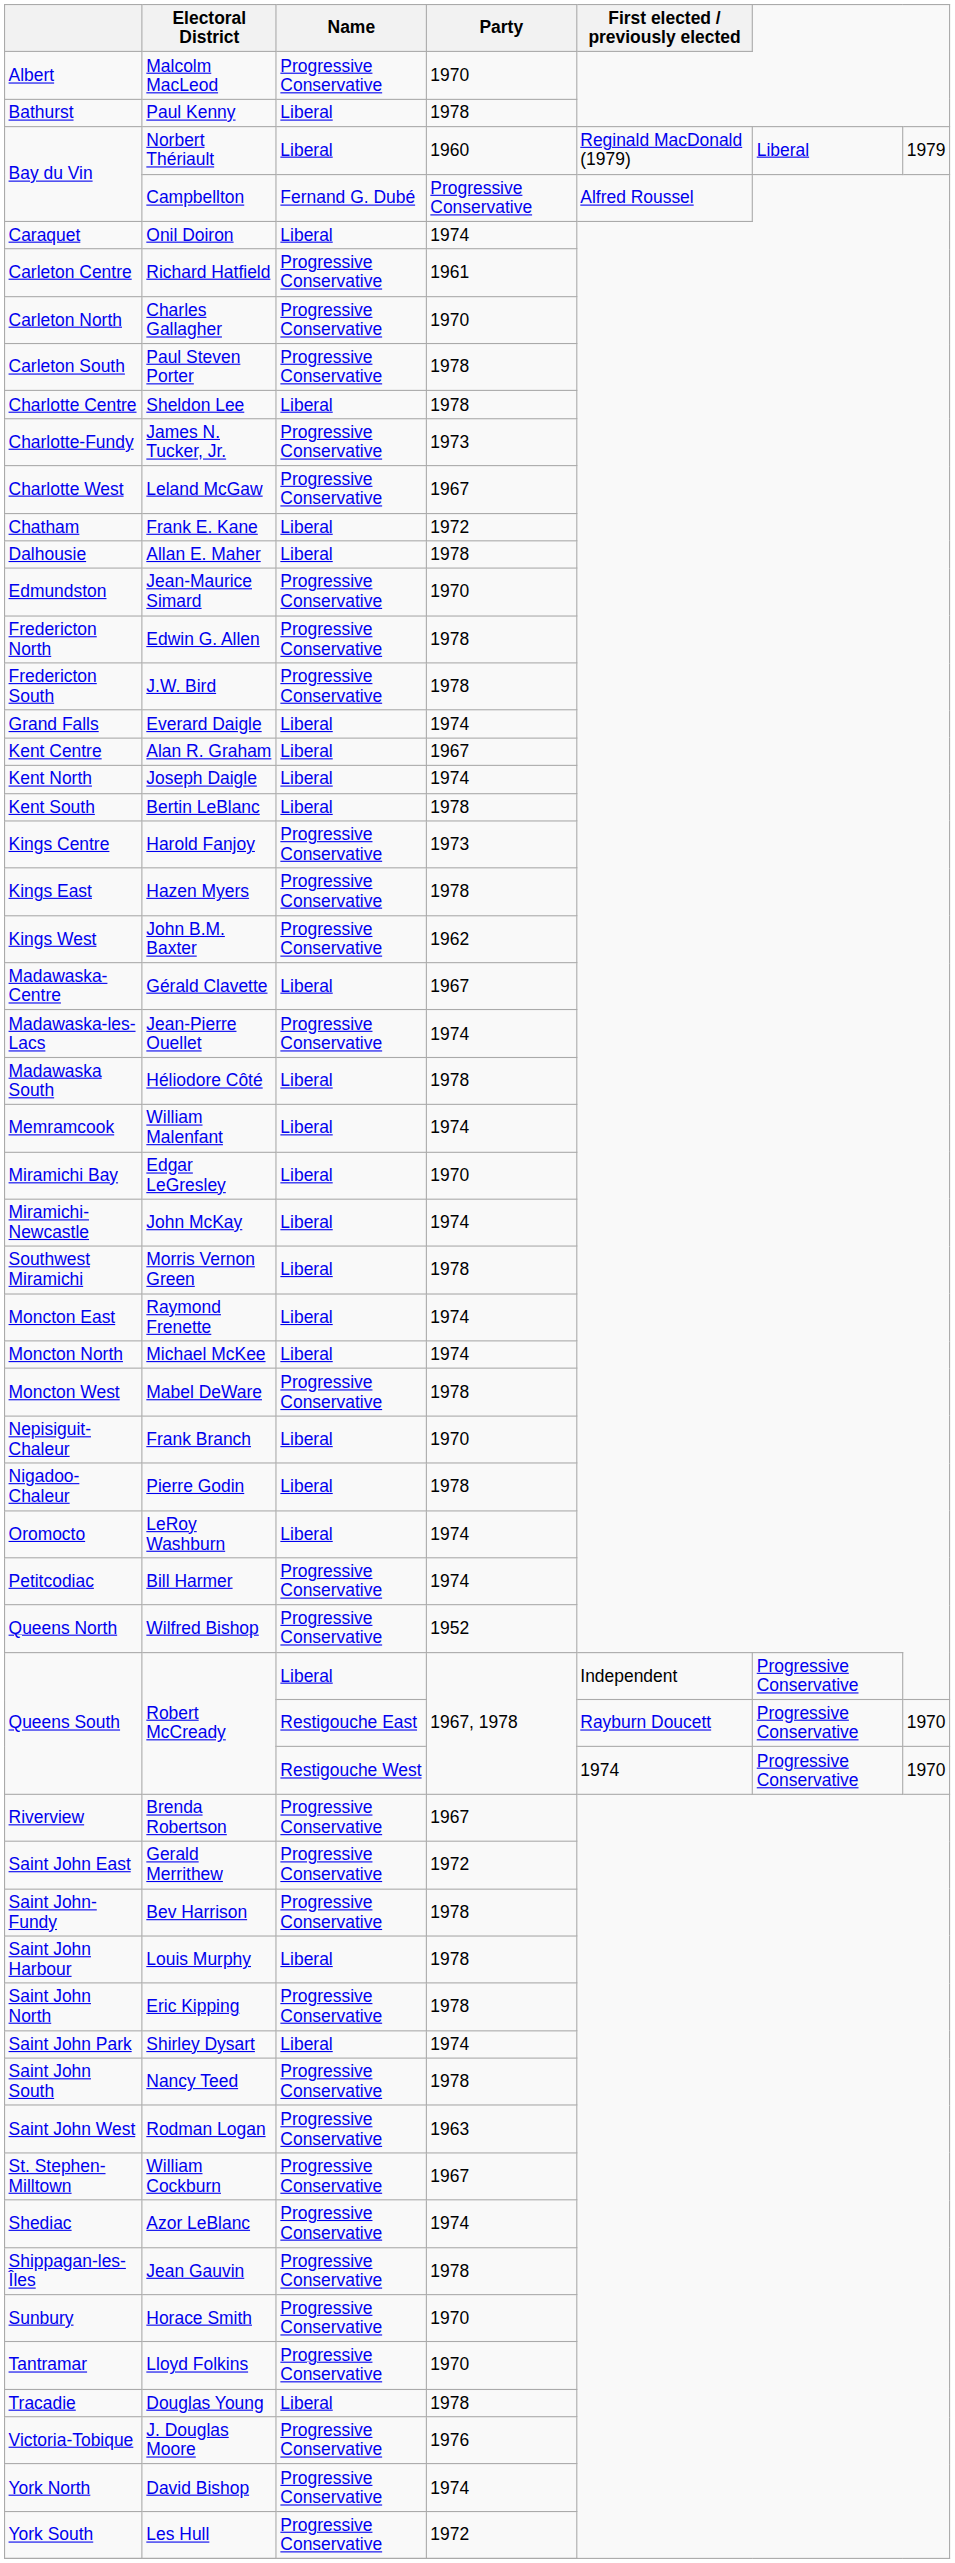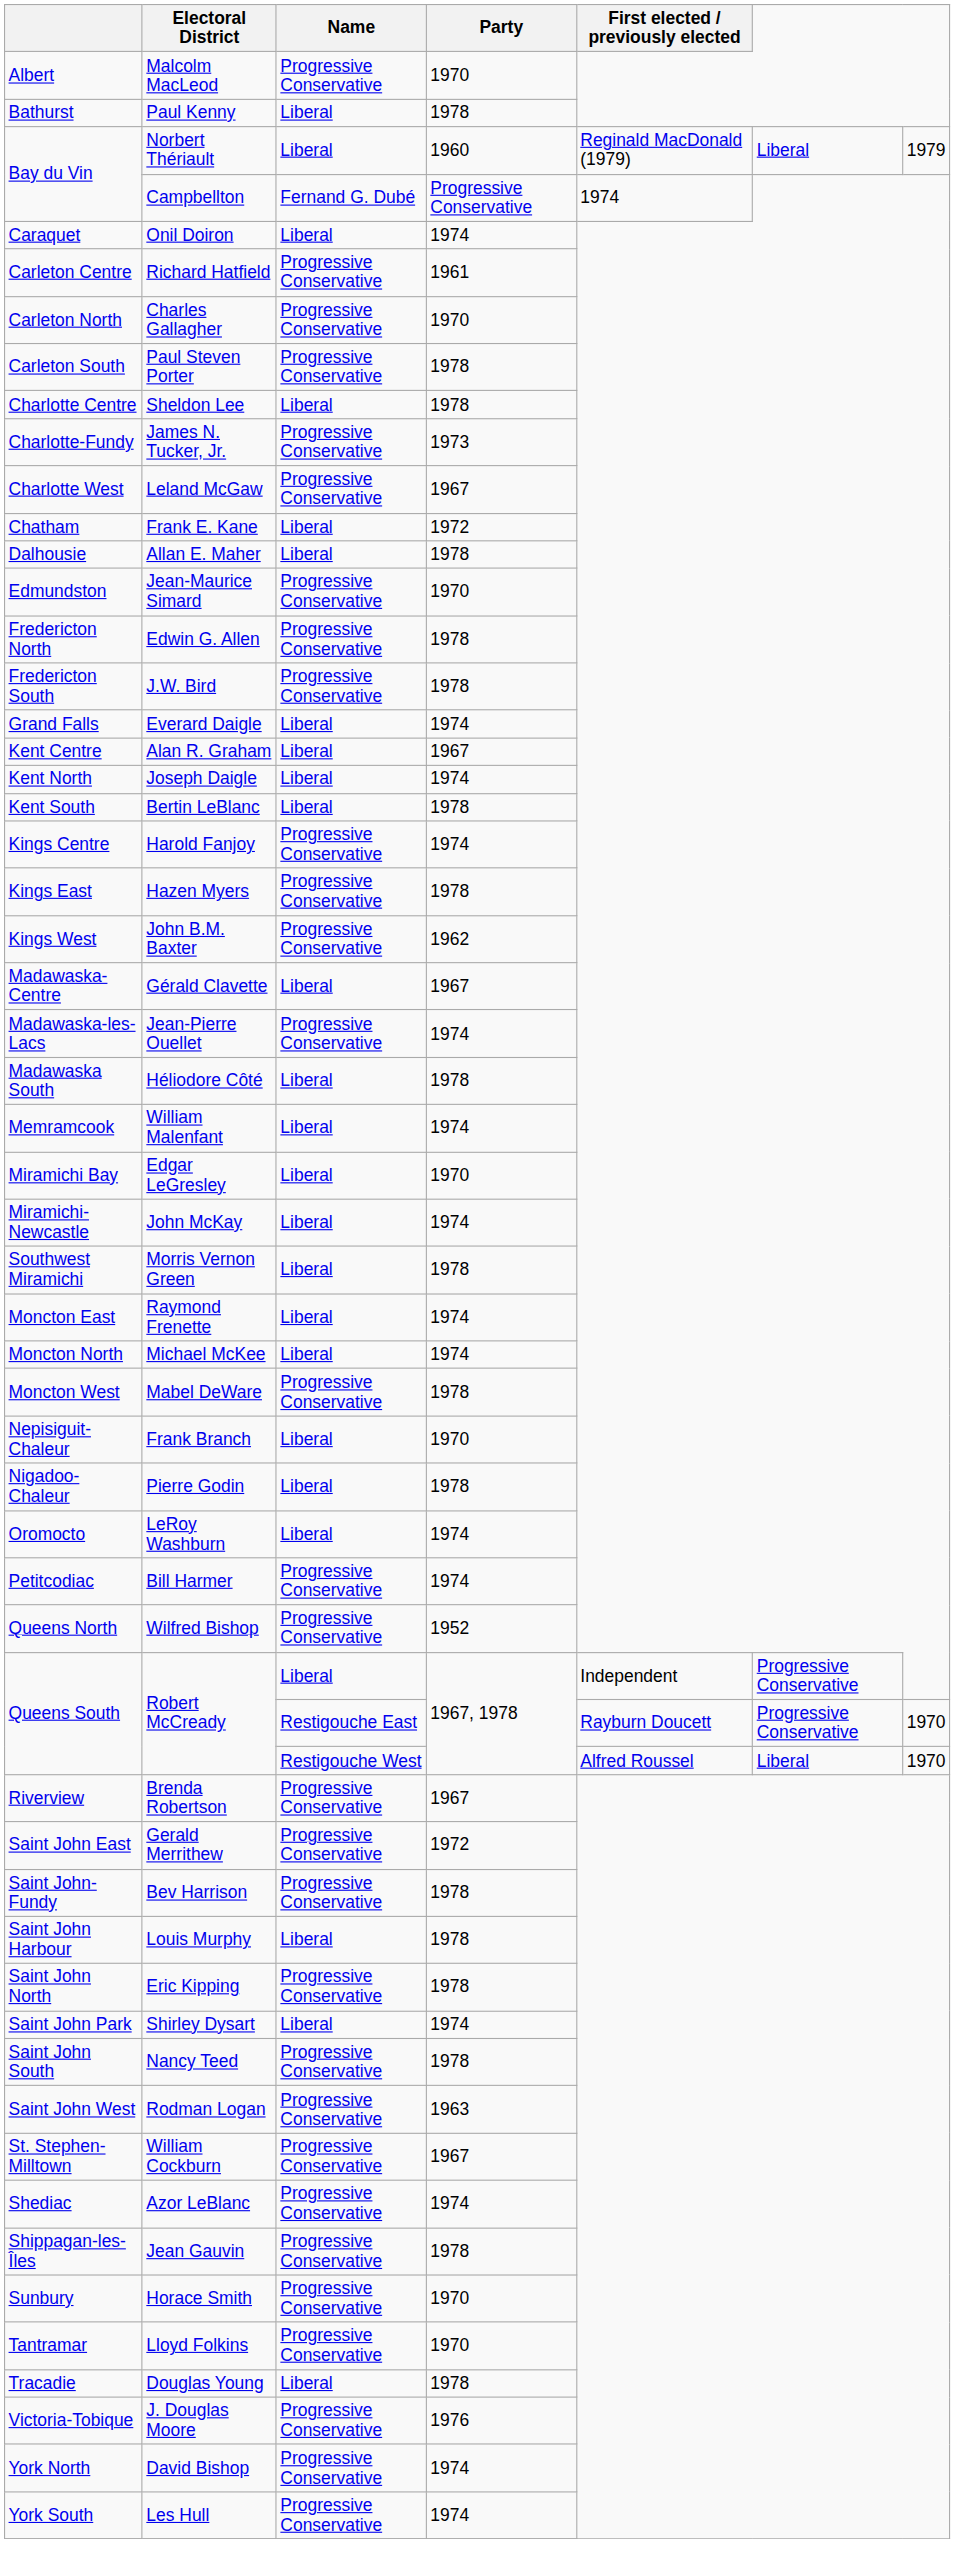(637, 197) Alfred Roussel -> (600, 197) 1974
(450, 844) 1973 -> (450, 844) 1974
(600, 1770) 1974 -> (637, 1760) Alfred Roussel
(808, 1770) Progressive Conservative -> (783, 1760) Liberal
(450, 2534) 1972 -> (450, 2515) 1974
